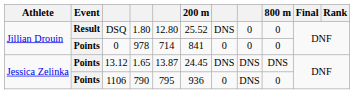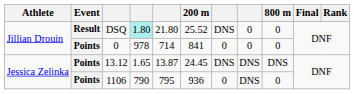(141, 30) no background -> (141, 30) paleturquoise background
(167, 30) 12.80 -> (167, 30) 21.80
